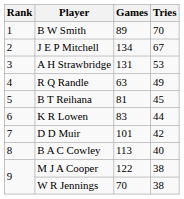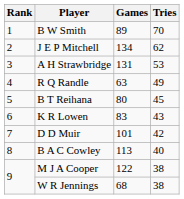(159, 47) 67 -> (159, 47) 62
(121, 99) 81 -> (121, 99) 80
(159, 116) 44 -> (159, 116) 43
(121, 185) 70 -> (121, 185) 68
